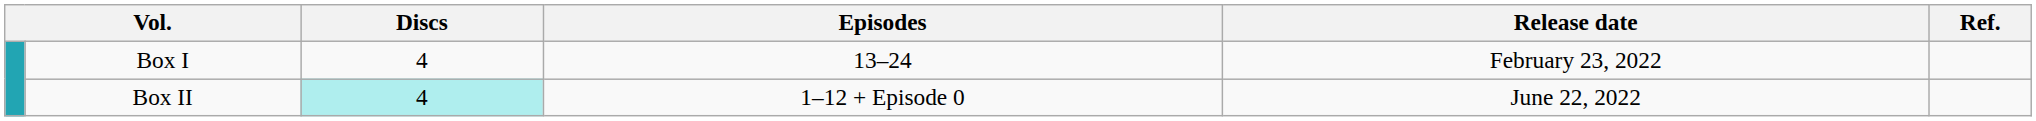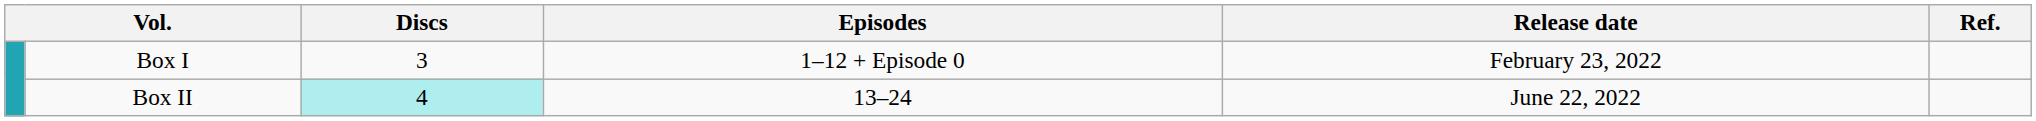(422, 60) 4 -> (422, 60) 3
(883, 60) 13–24 -> (883, 60) 1–12 + Episode 0
(883, 97) 1–12 + Episode 0 -> (883, 97) 13–24
